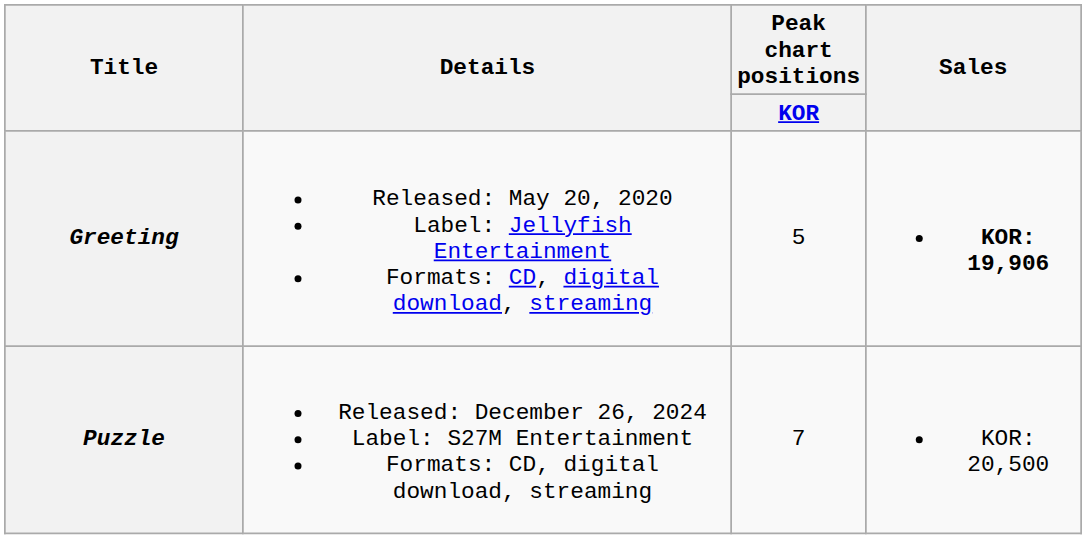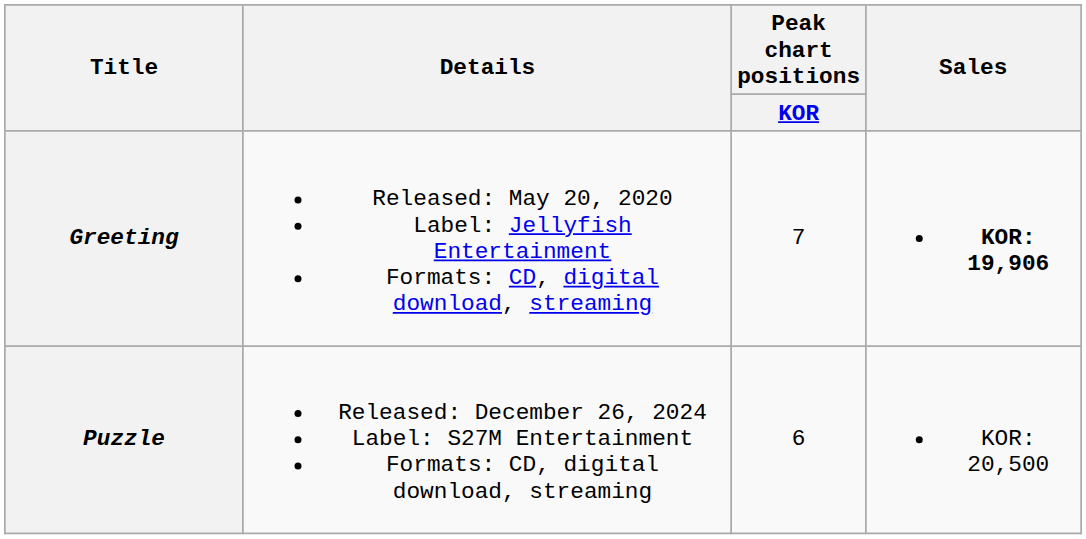(799, 238) 5 -> (799, 238) 7
(799, 439) 7 -> (799, 439) 6
